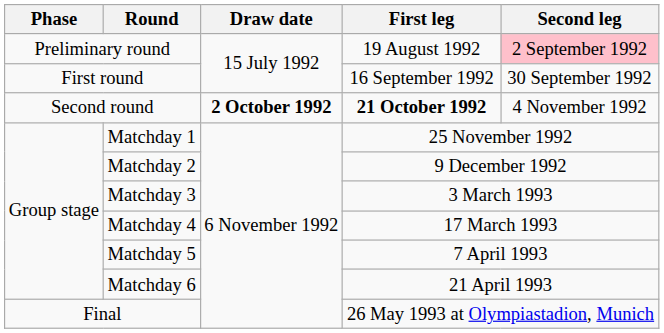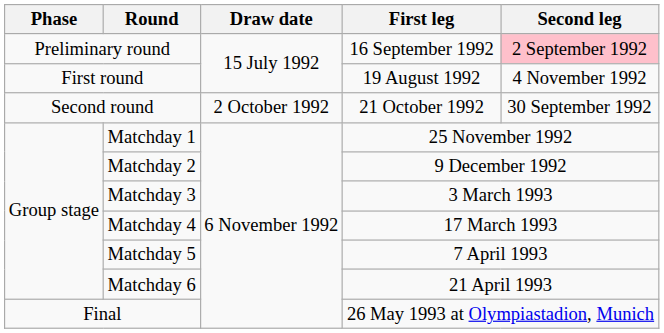(422, 48) 19 August 1992 -> (422, 48) 16 September 1992
(422, 78) 16 September 1992 -> (422, 78) 19 August 1992
(579, 78) 30 September 1992 -> (579, 78) 4 November 1992
(271, 107) bold -> (271, 107) normal
(422, 107) bold -> (422, 107) normal
(579, 107) 4 November 1992 -> (579, 107) 30 September 1992
